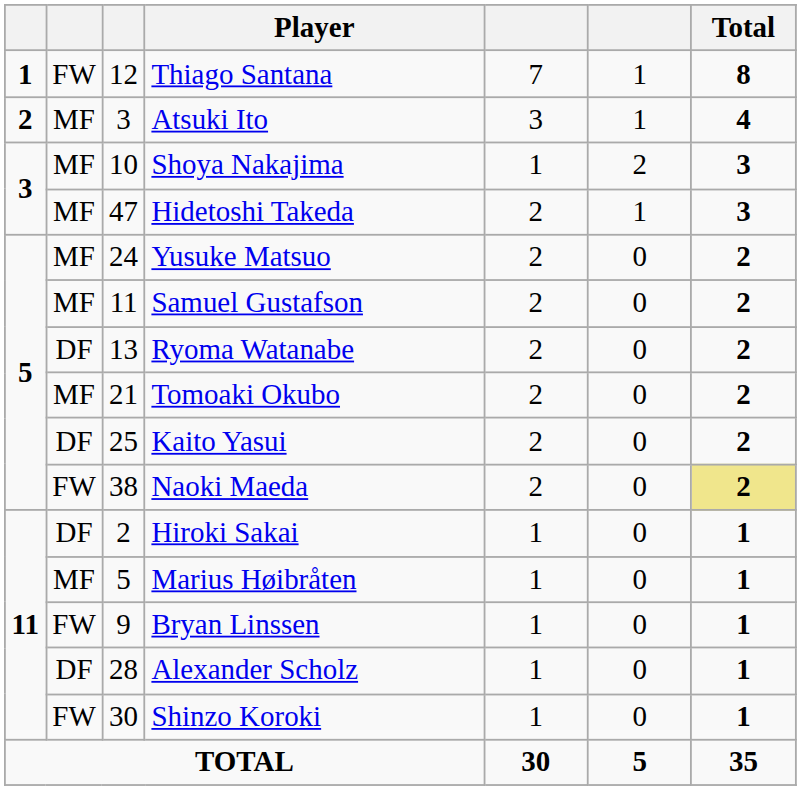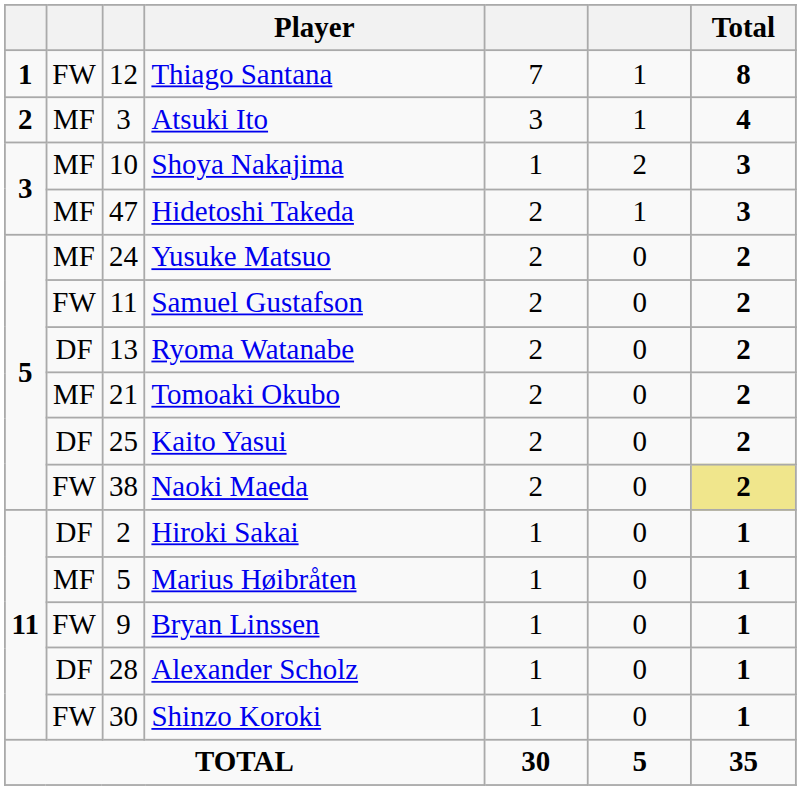(74, 303) MF -> (74, 303) FW
